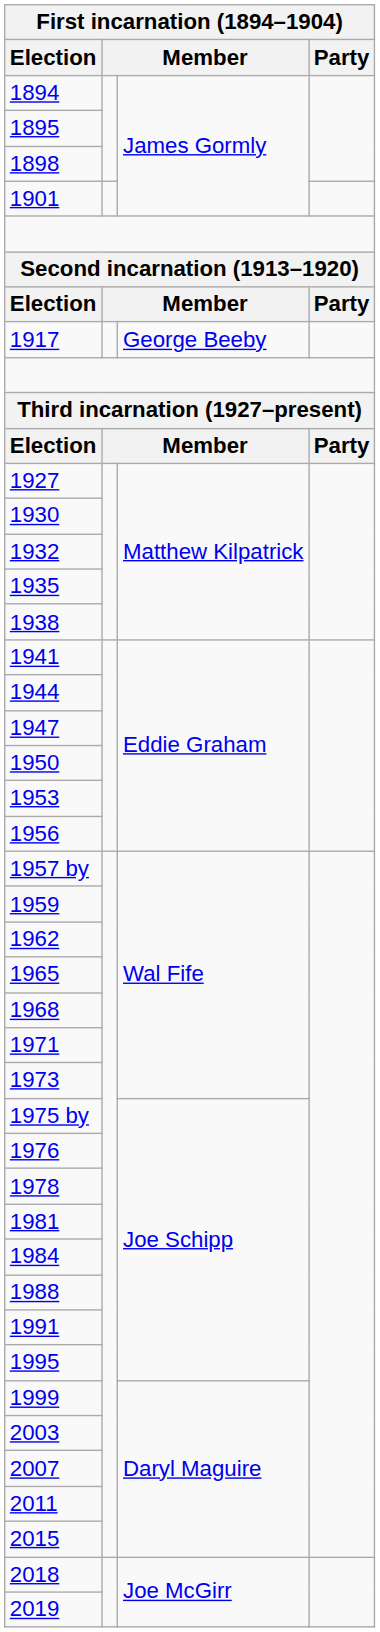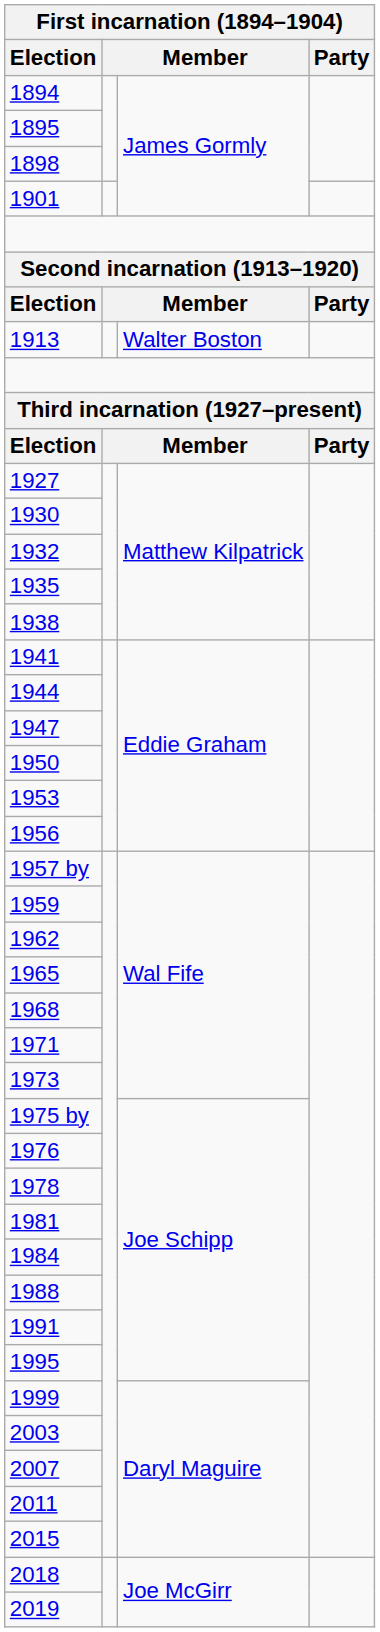+ row: (35, 339)
- row: (35, 339)
